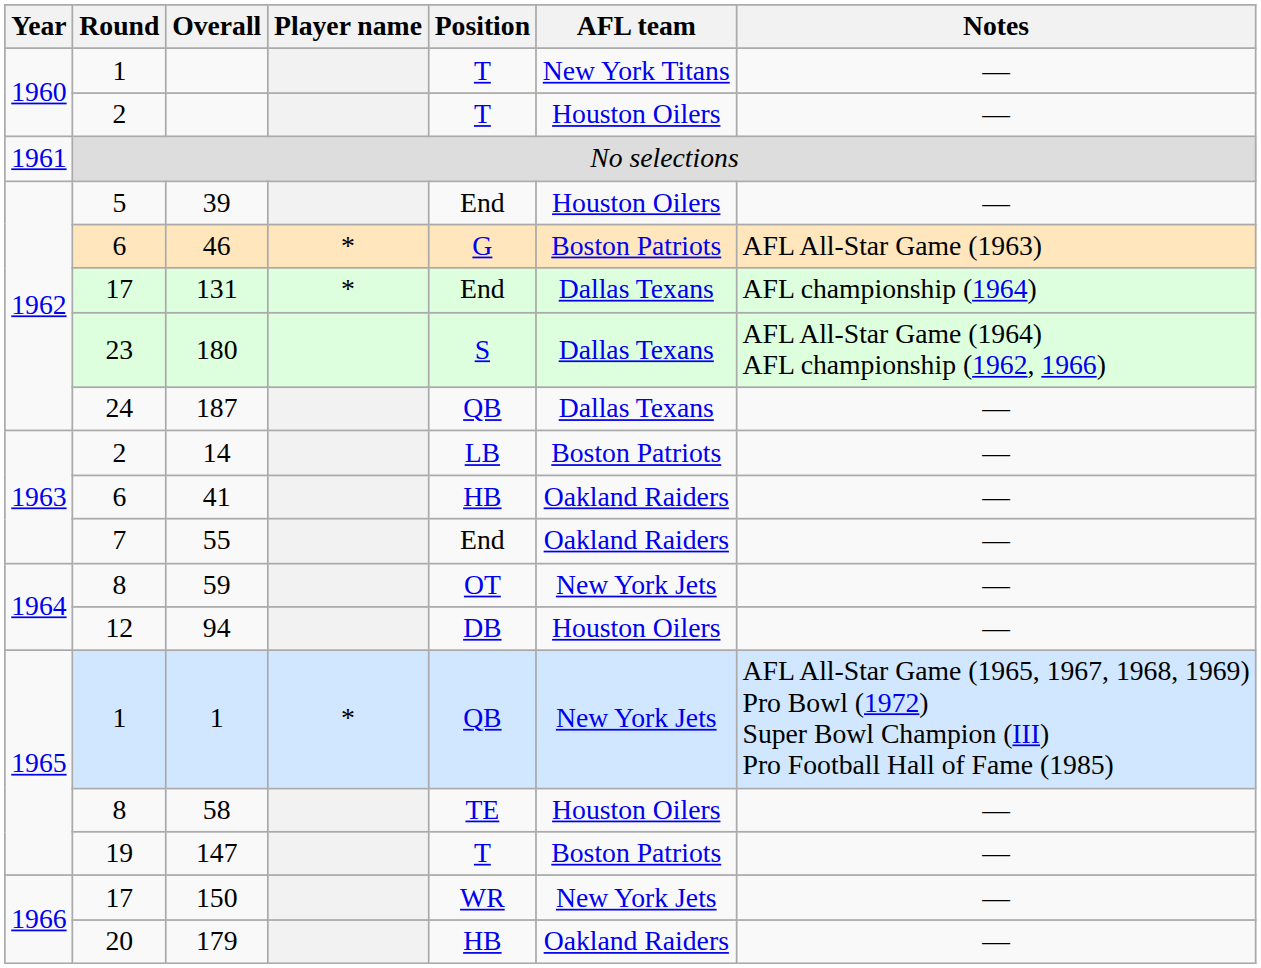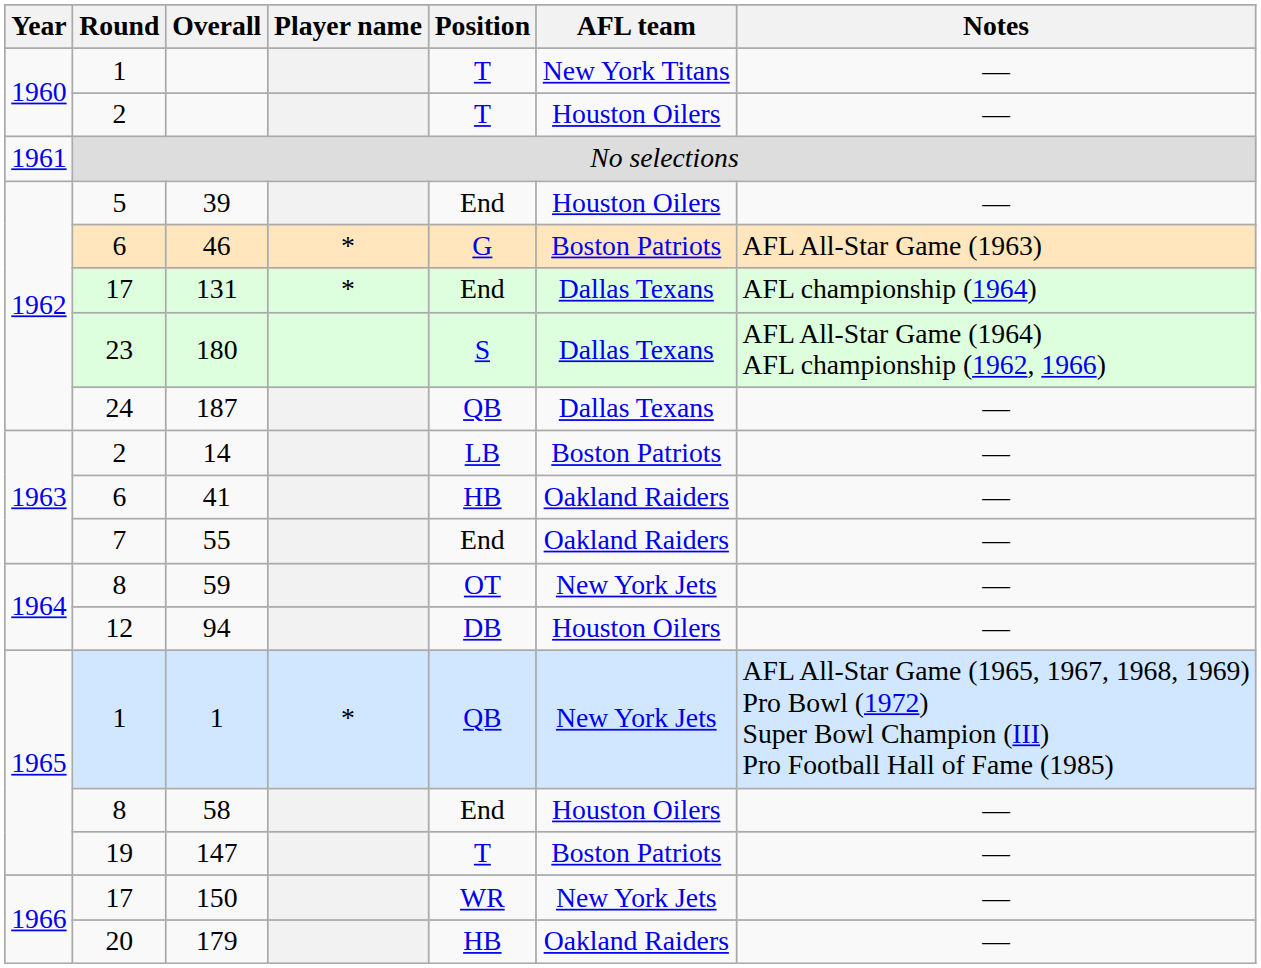(482, 809) TE -> (482, 809) End
